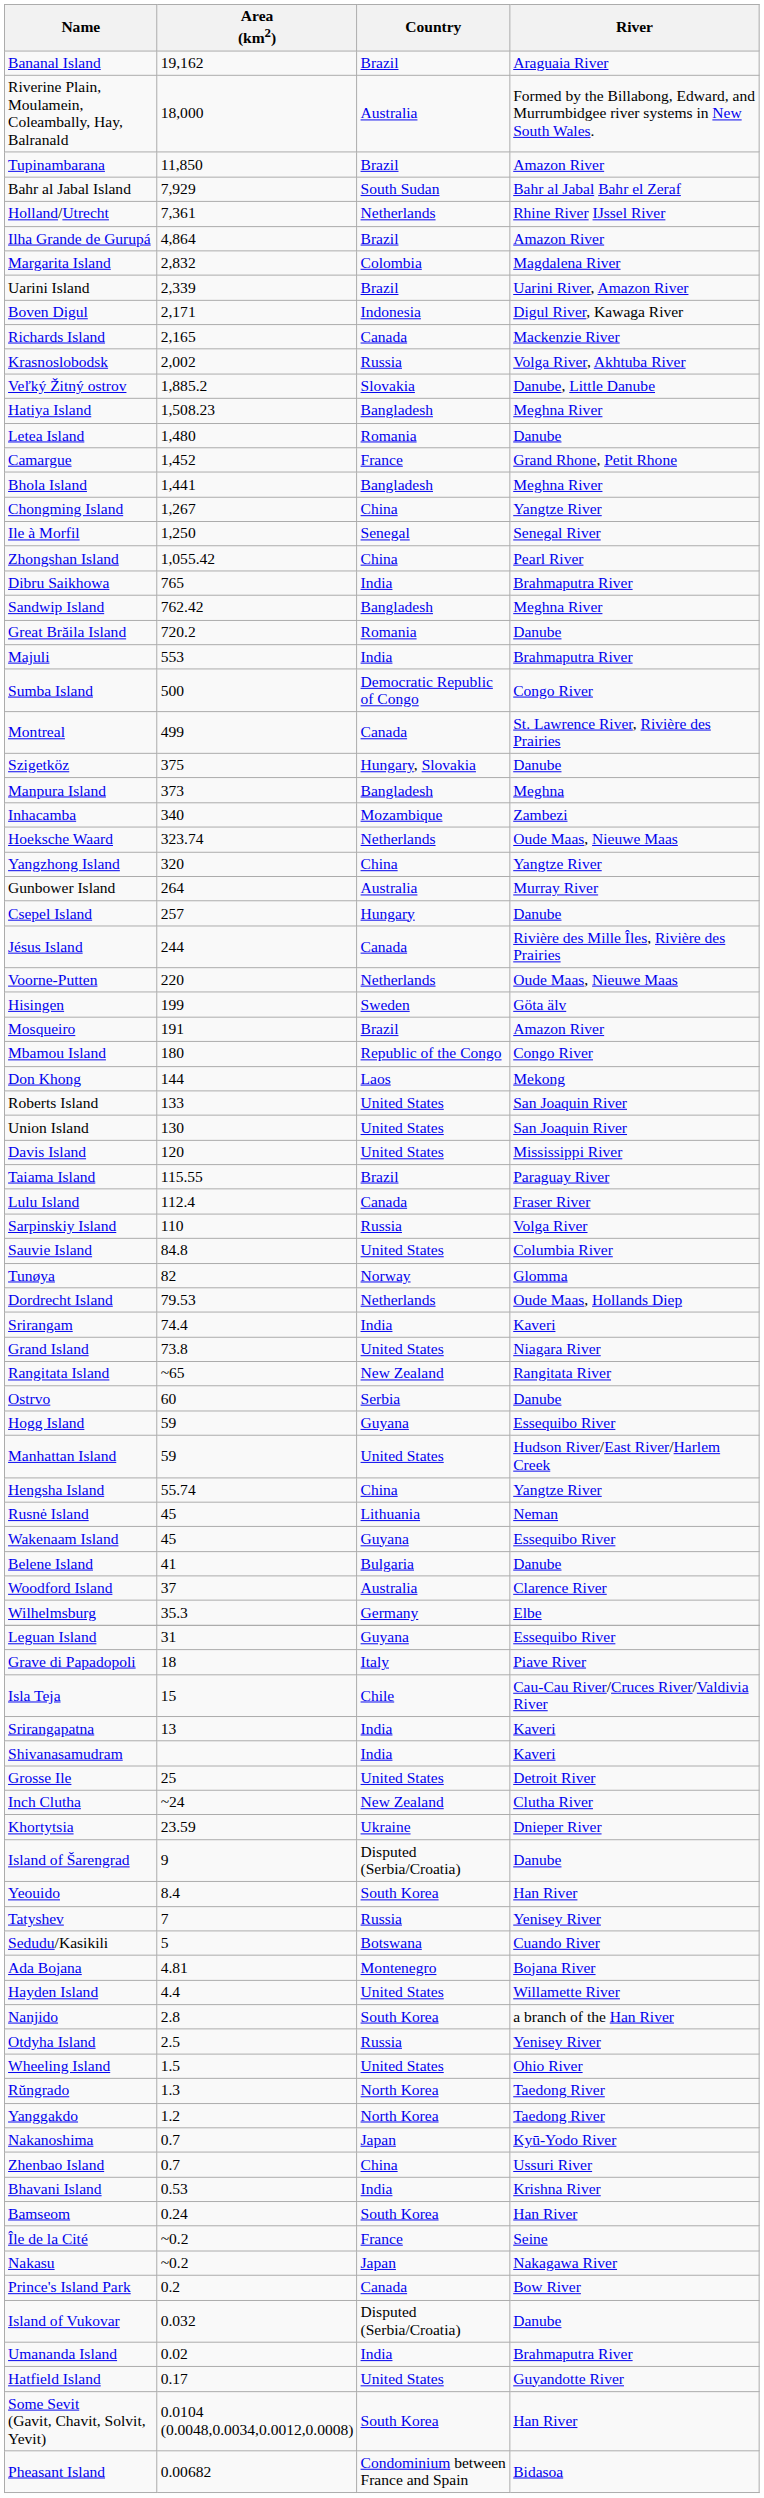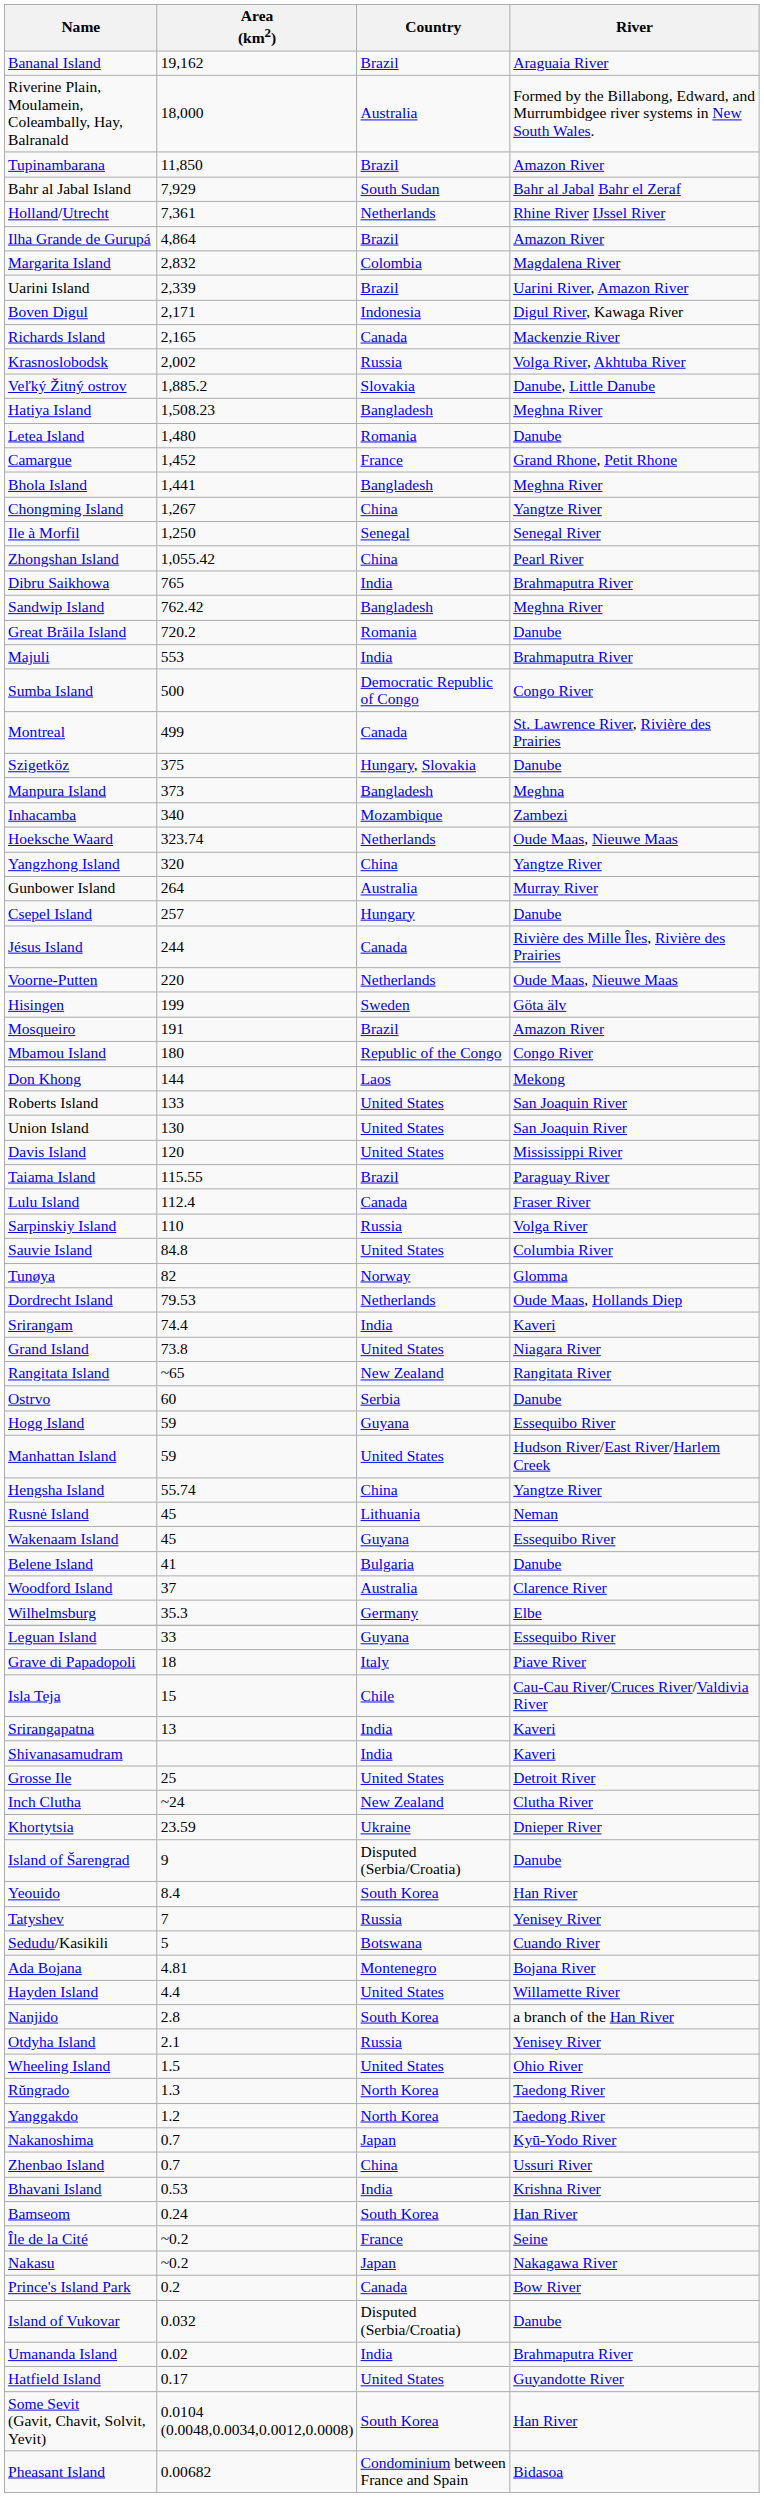(168, 1637) 31 -> (168, 1637) 33
(170, 2041) 2.5 -> (170, 2041) 2.1
